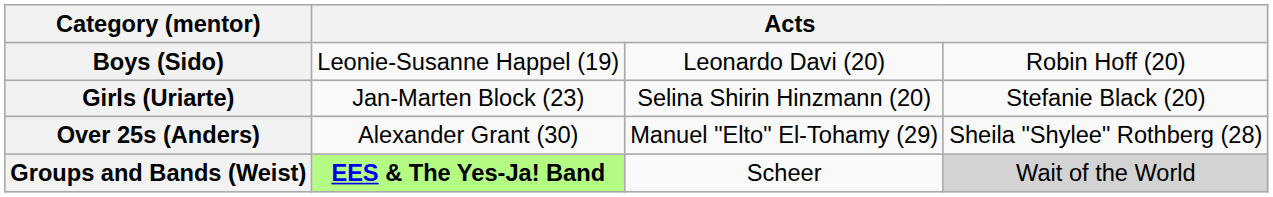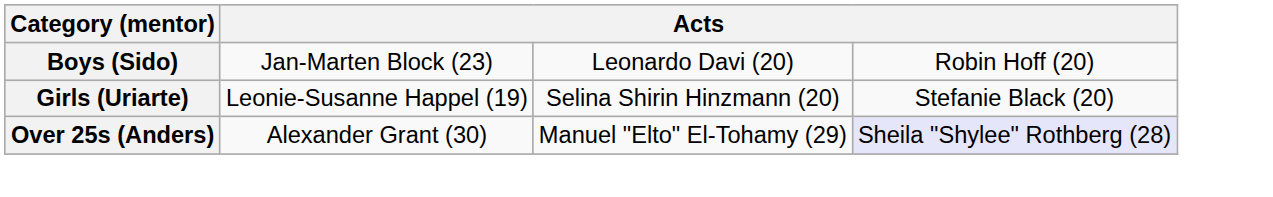(468, 61) Leonie-Susanne Happel (19) -> (377, 61) Jan-Marten Block (23)
(468, 98) Jan-Marten Block (23) -> (377, 98) Leonie-Susanne Happel (19)
(1106, 136) no background -> (1015, 136) lavender background
- row: (158, 173)
